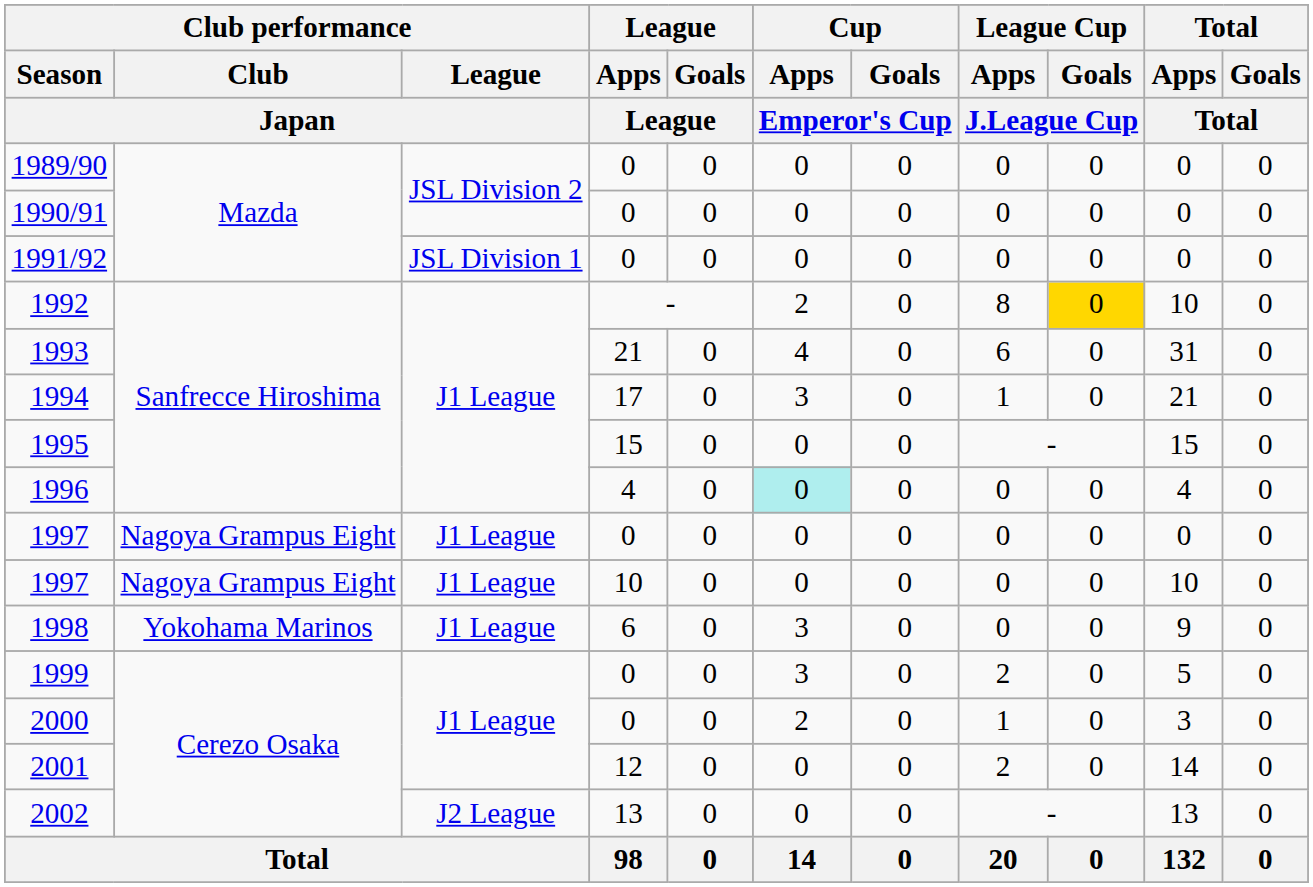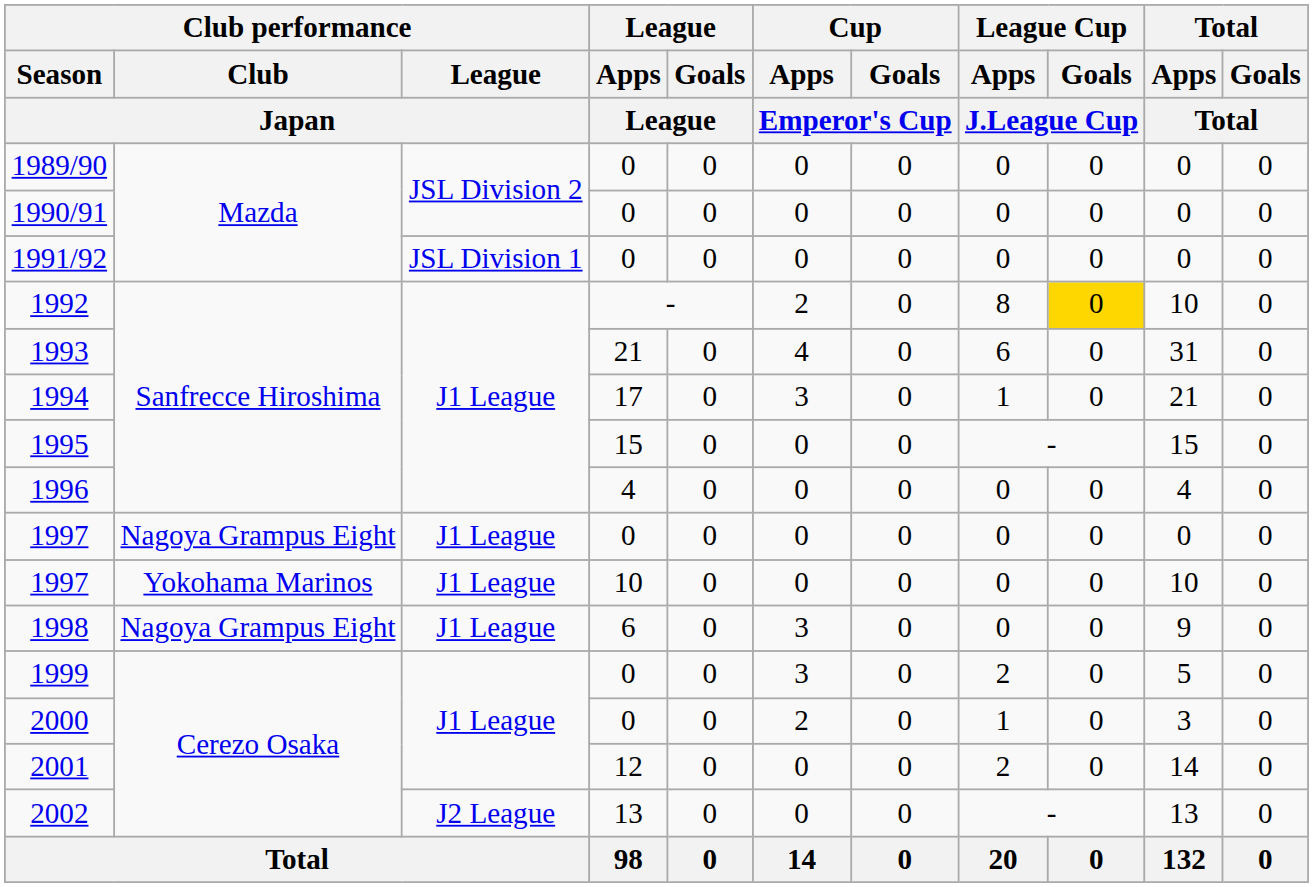(802, 489) paleturquoise background -> (802, 489) no background
(258, 581) Nagoya Grampus Eight -> (258, 581) Yokohama Marinos
(258, 627) Yokohama Marinos -> (258, 627) Nagoya Grampus Eight
